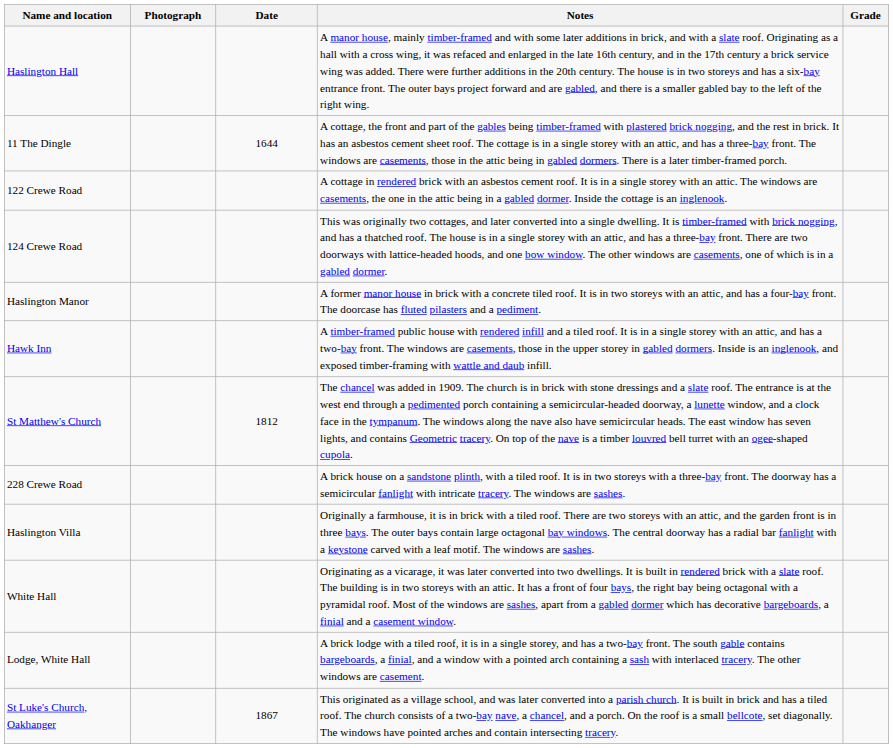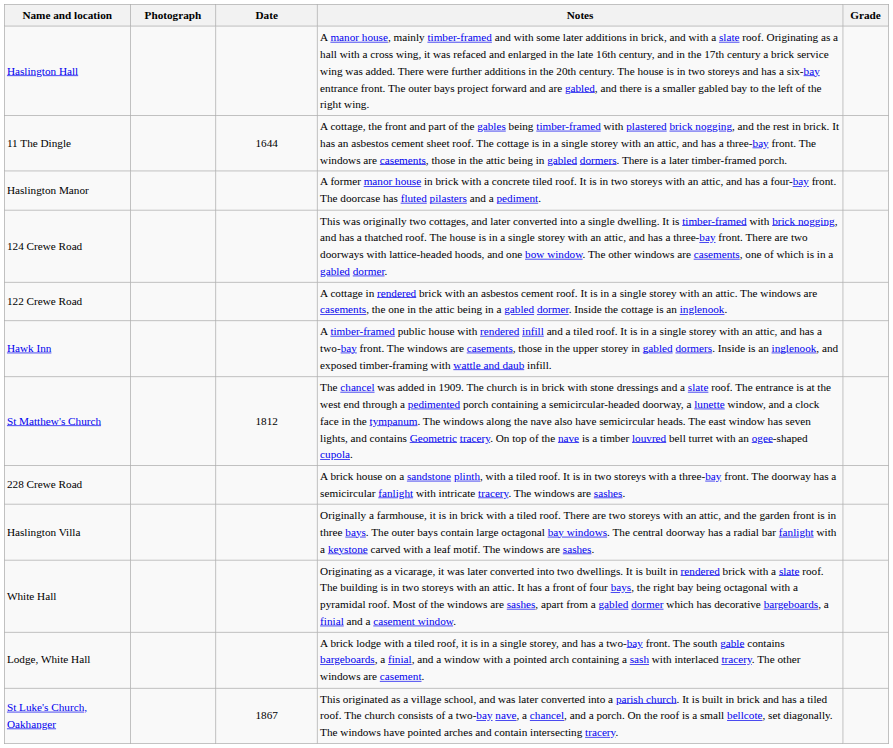rows swapped: (45, 190) <-> (48, 301)
